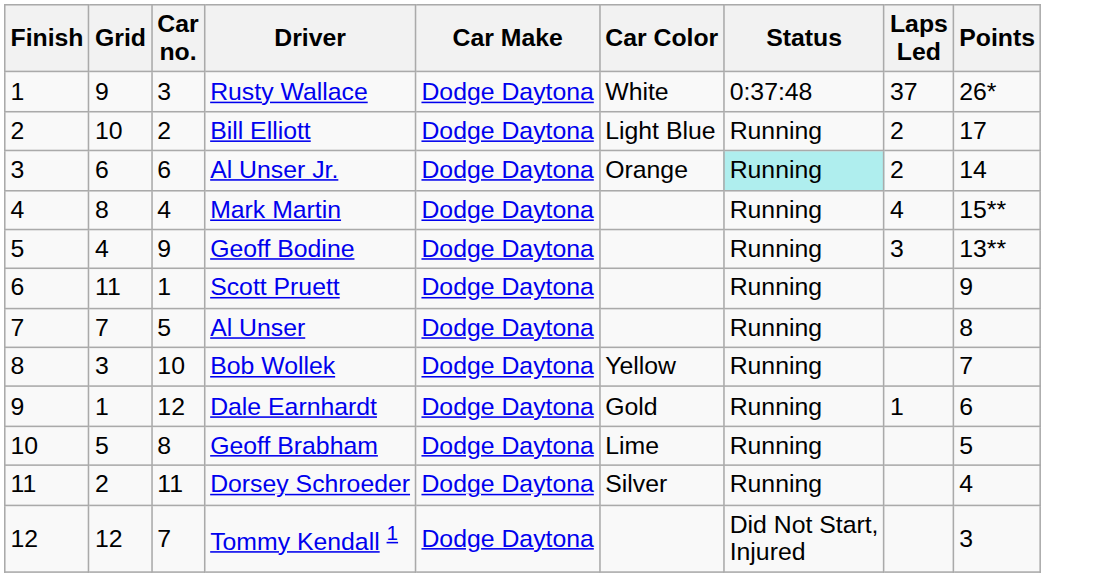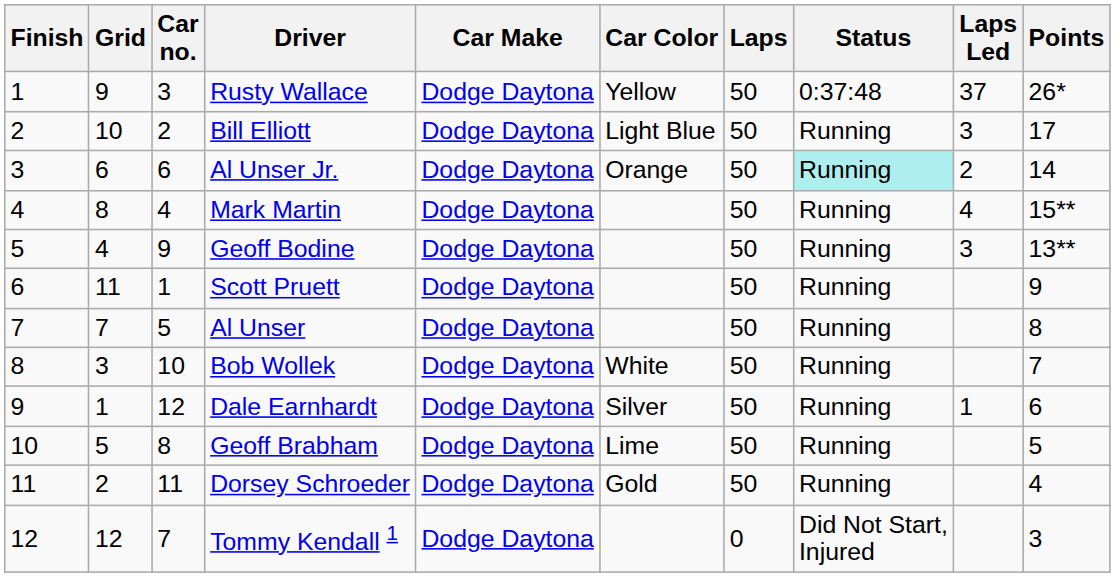+ column: (759, 38)
(662, 92) White -> (662, 92) Yellow
(897, 130) 2 -> (966, 130) 3
(662, 367) Yellow -> (662, 367) White
(662, 406) Gold -> (662, 406) Silver
(662, 485) Silver -> (662, 485) Gold
